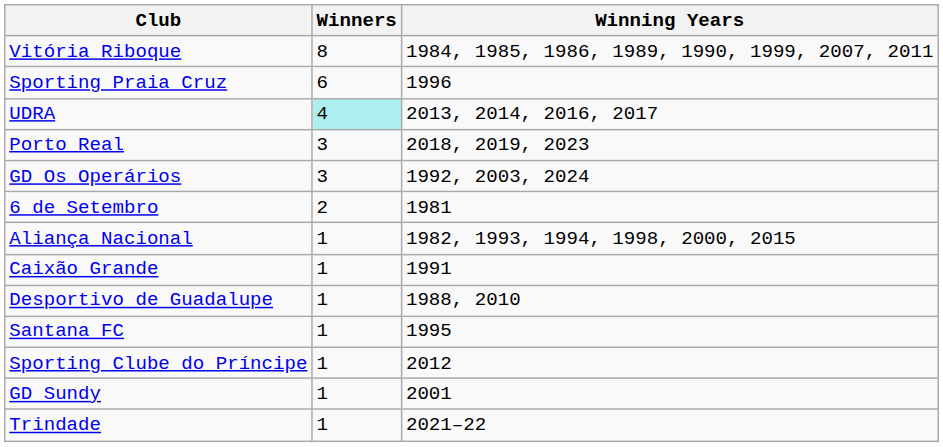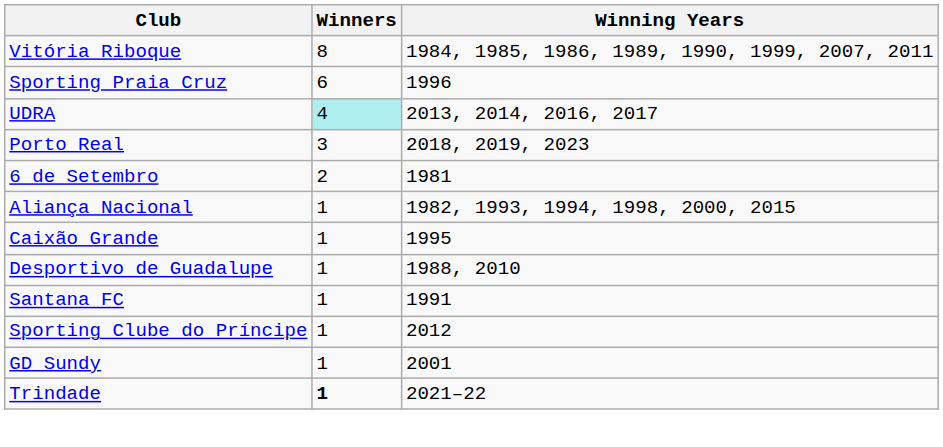- row: (95, 176)
(429, 269) 1991 -> (429, 238) 1995
(429, 332) 1995 -> (429, 301) 1991
(322, 425) normal -> (322, 394) bold
